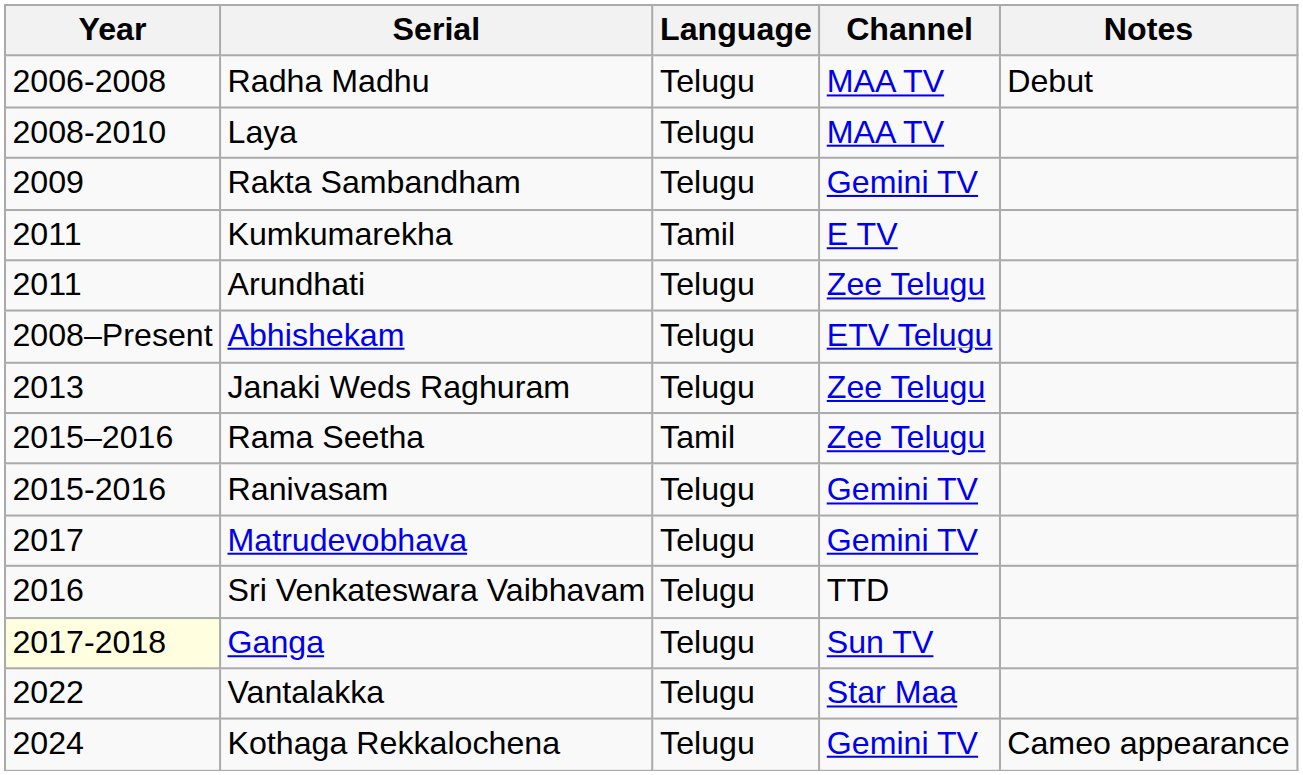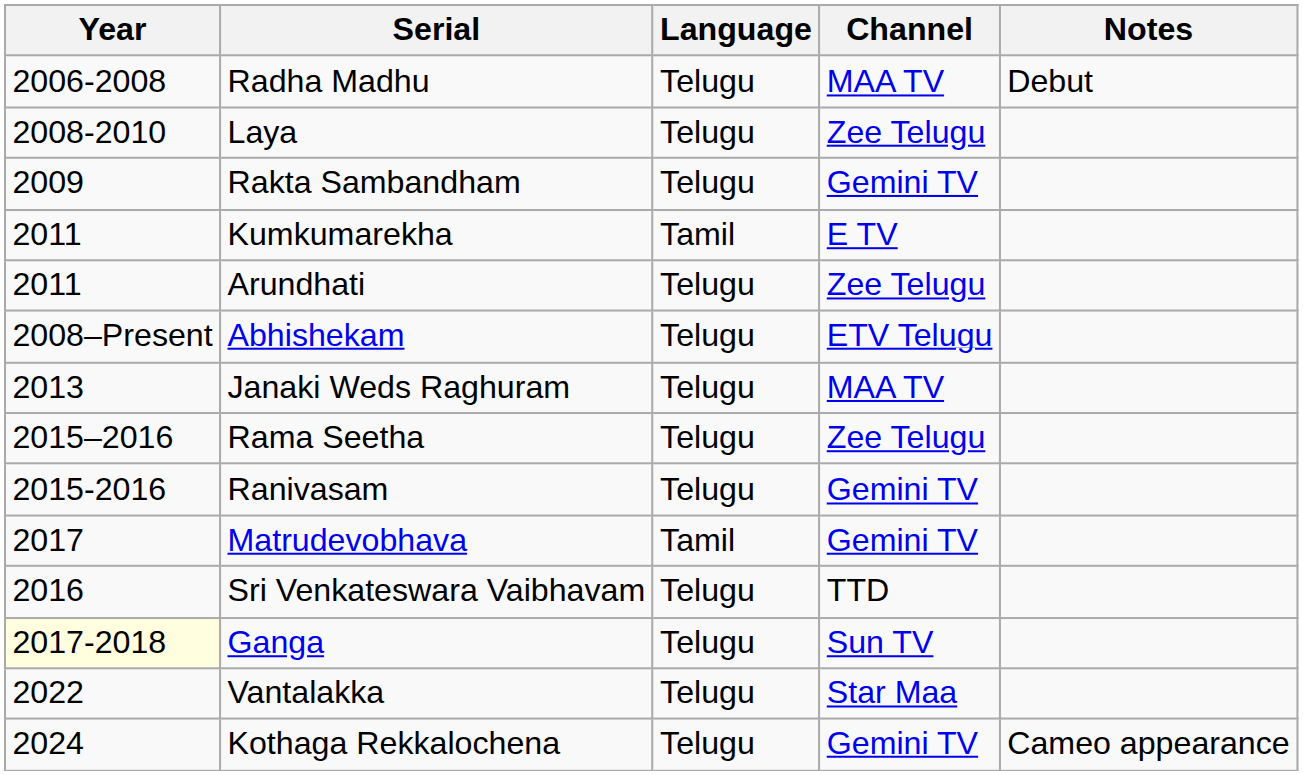(885, 132) MAA TV -> (906, 132) Zee Telugu
(906, 387) Zee Telugu -> (885, 387) MAA TV
(698, 438) Tamil -> (707, 438) Telugu
(707, 540) Telugu -> (698, 540) Tamil
